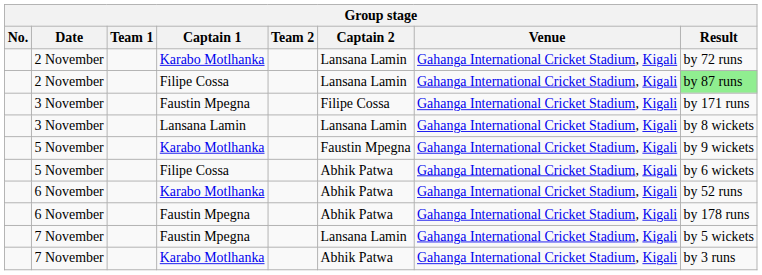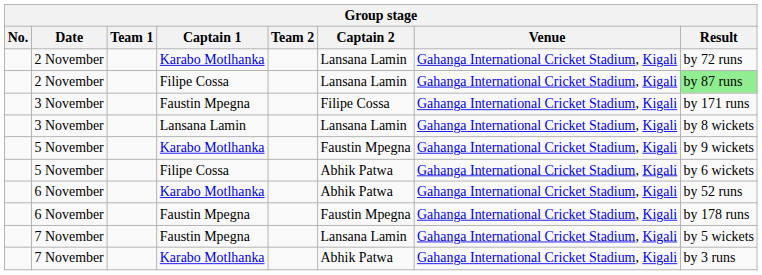(357, 214) Abhik Patwa -> (366, 214) Faustin Mpegna
